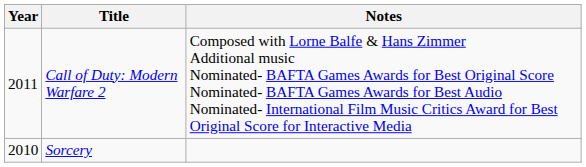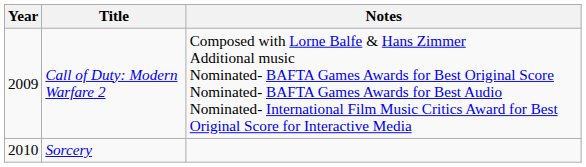(23, 83) 2011 -> (23, 83) 2009
